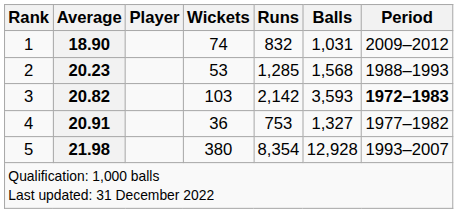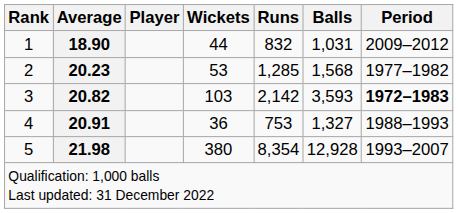(218, 44) 74 -> (218, 44) 44
(407, 70) 1988–1993 -> (407, 70) 1977–1982
(407, 123) 1977–1982 -> (407, 123) 1988–1993
